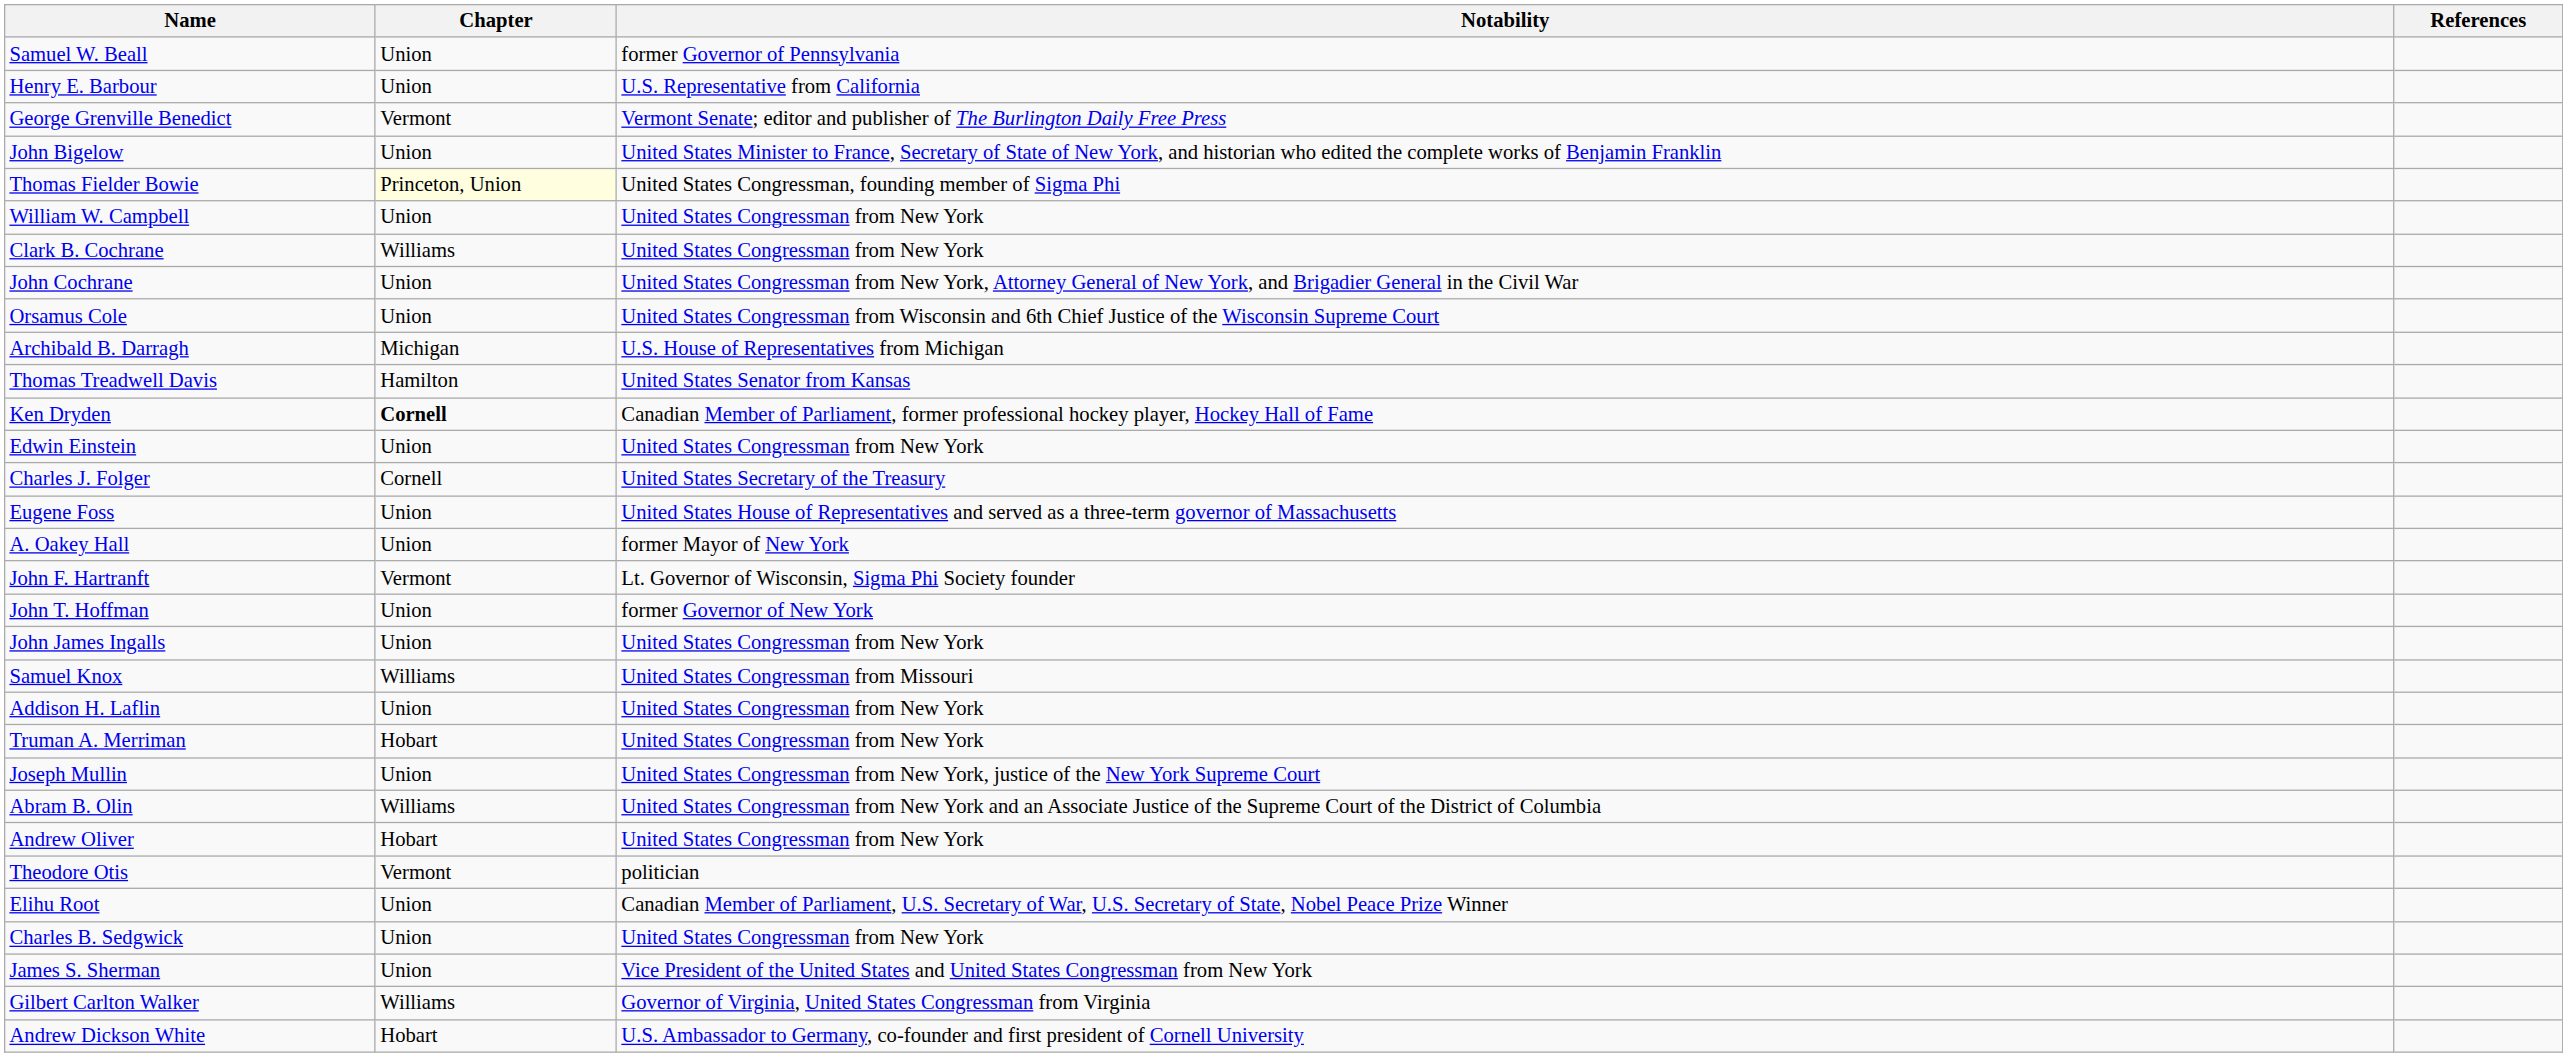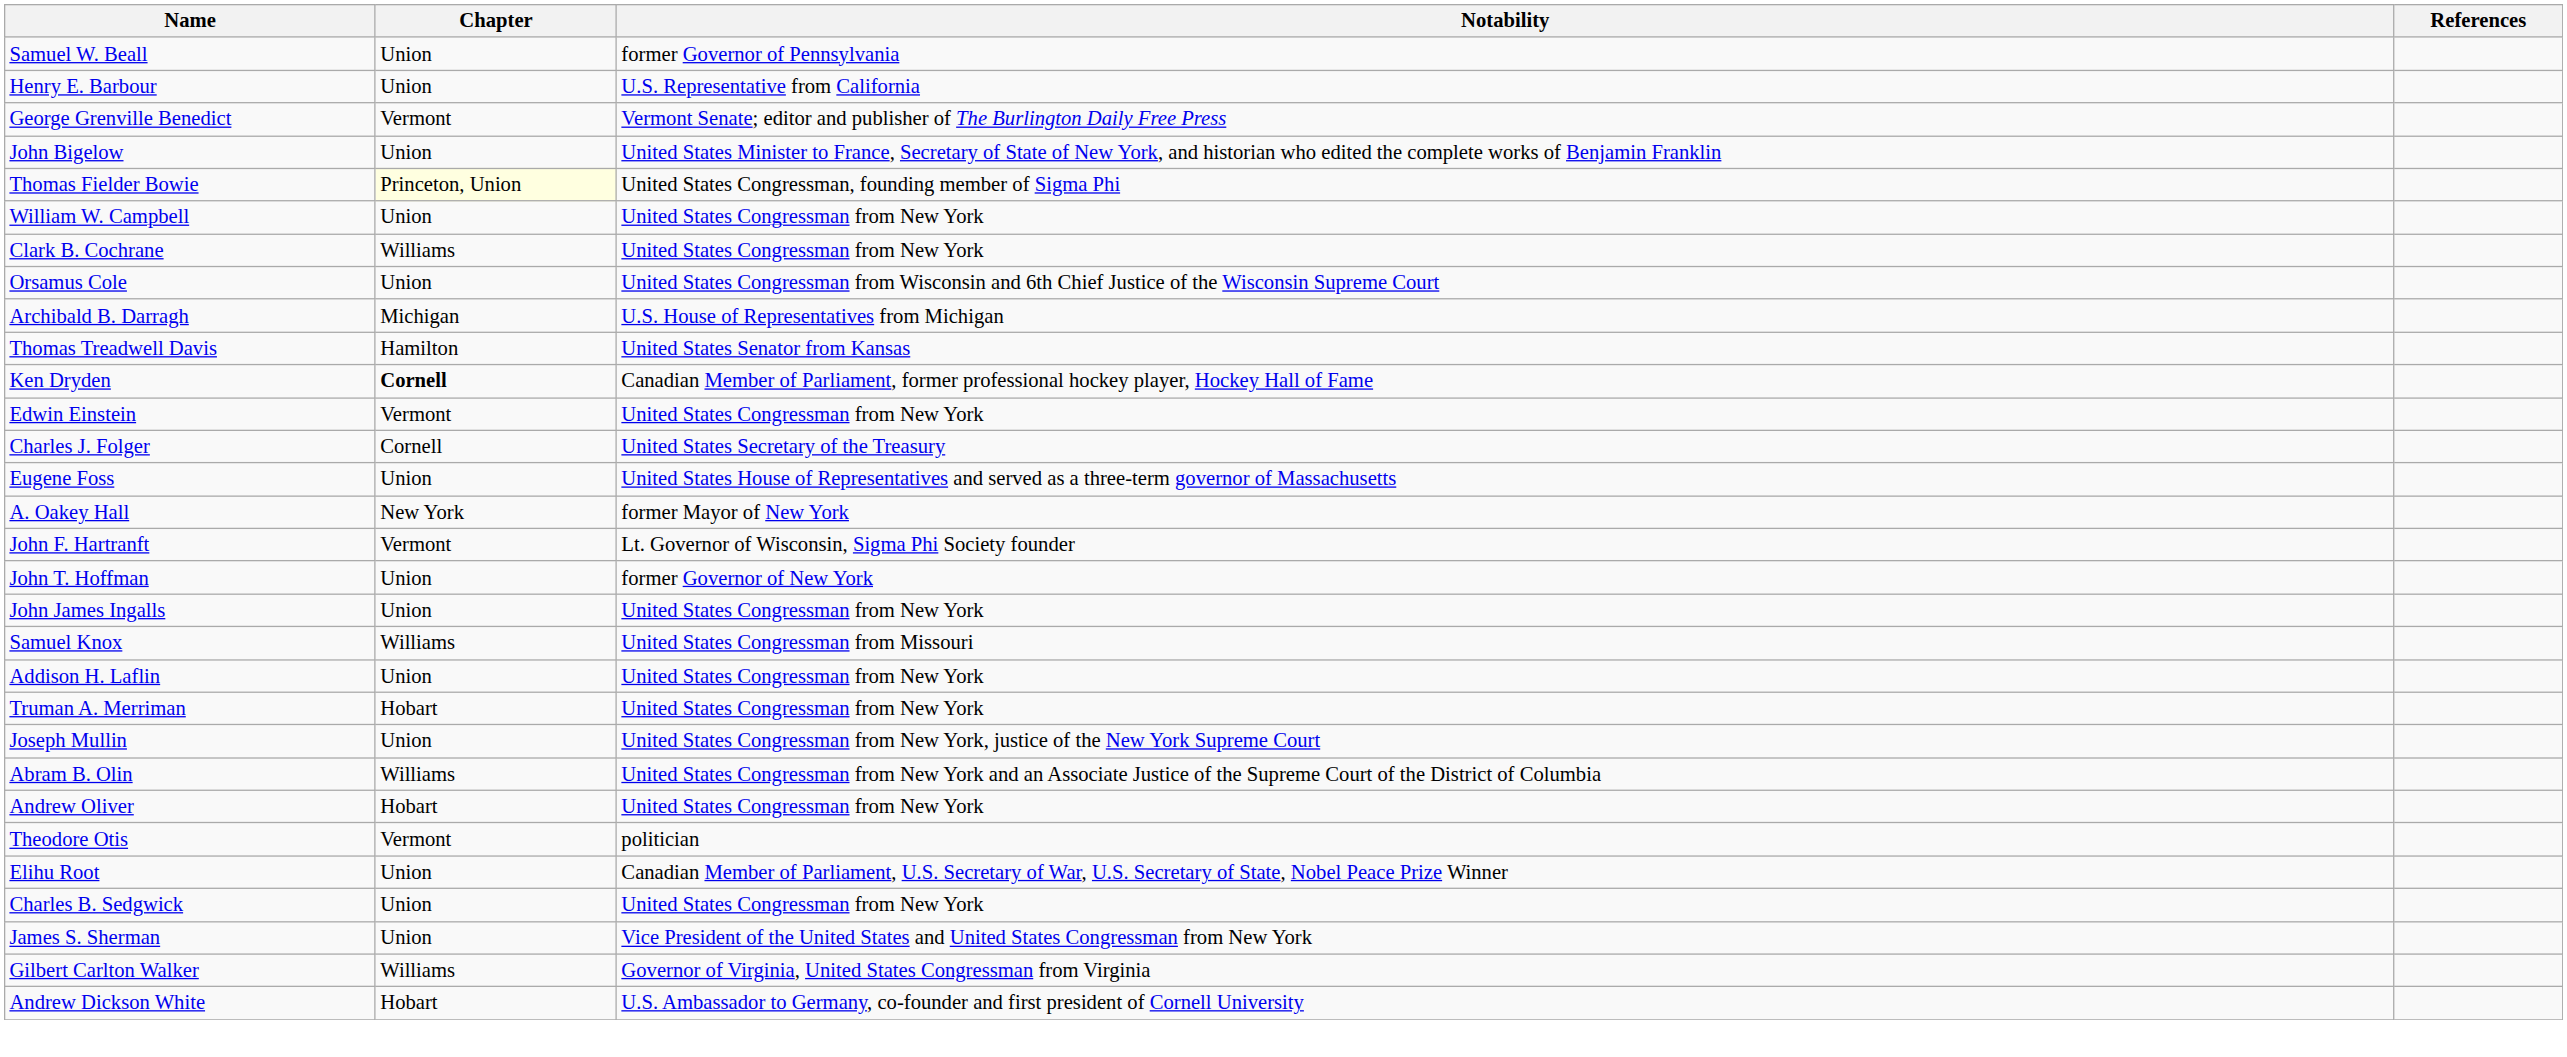- row: (71, 282)
(406, 446) Union -> (416, 413) Vermont
(406, 544) Union -> (422, 511) New York
